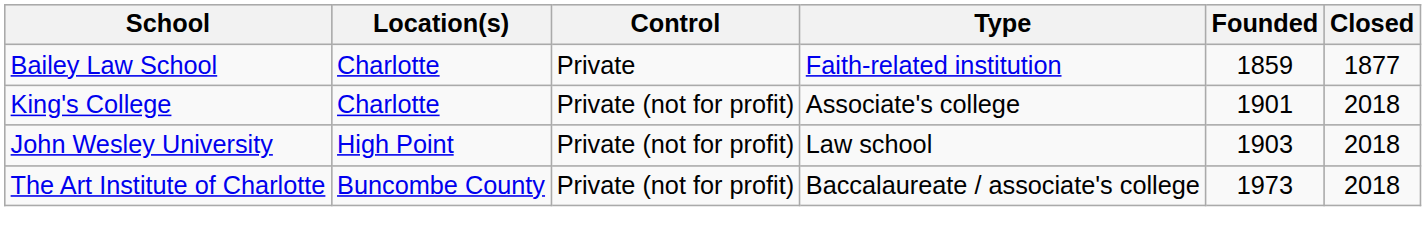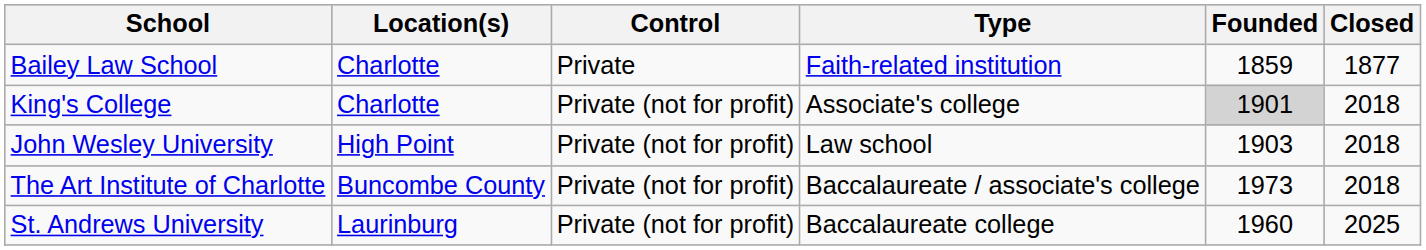(1265, 104) no background -> (1265, 104) lightgrey background
+ row: (137, 225)
